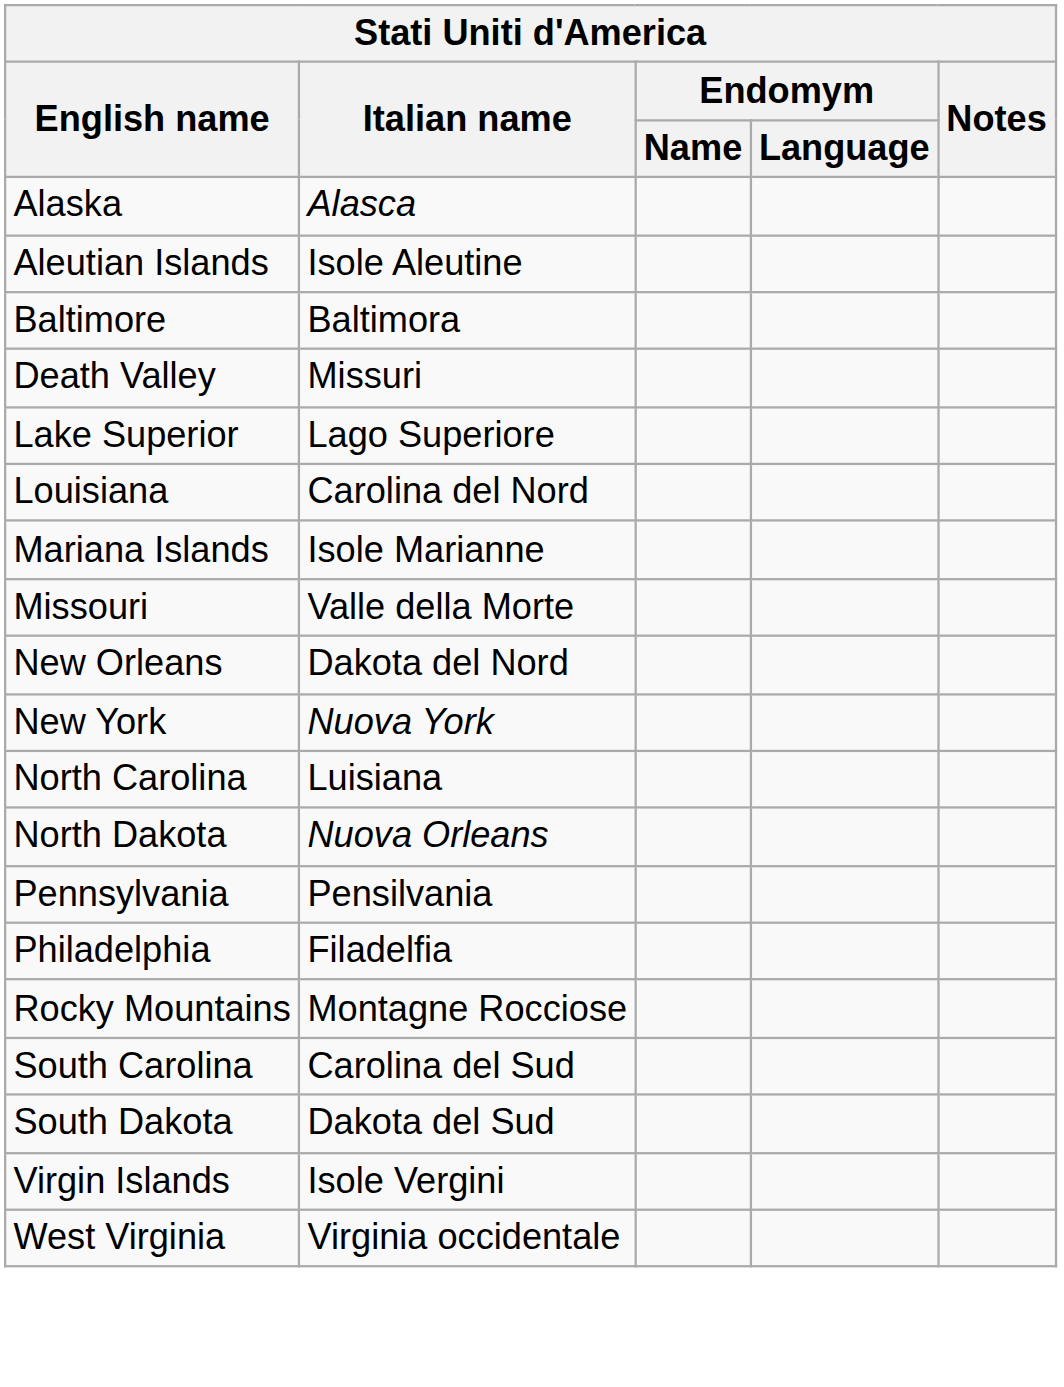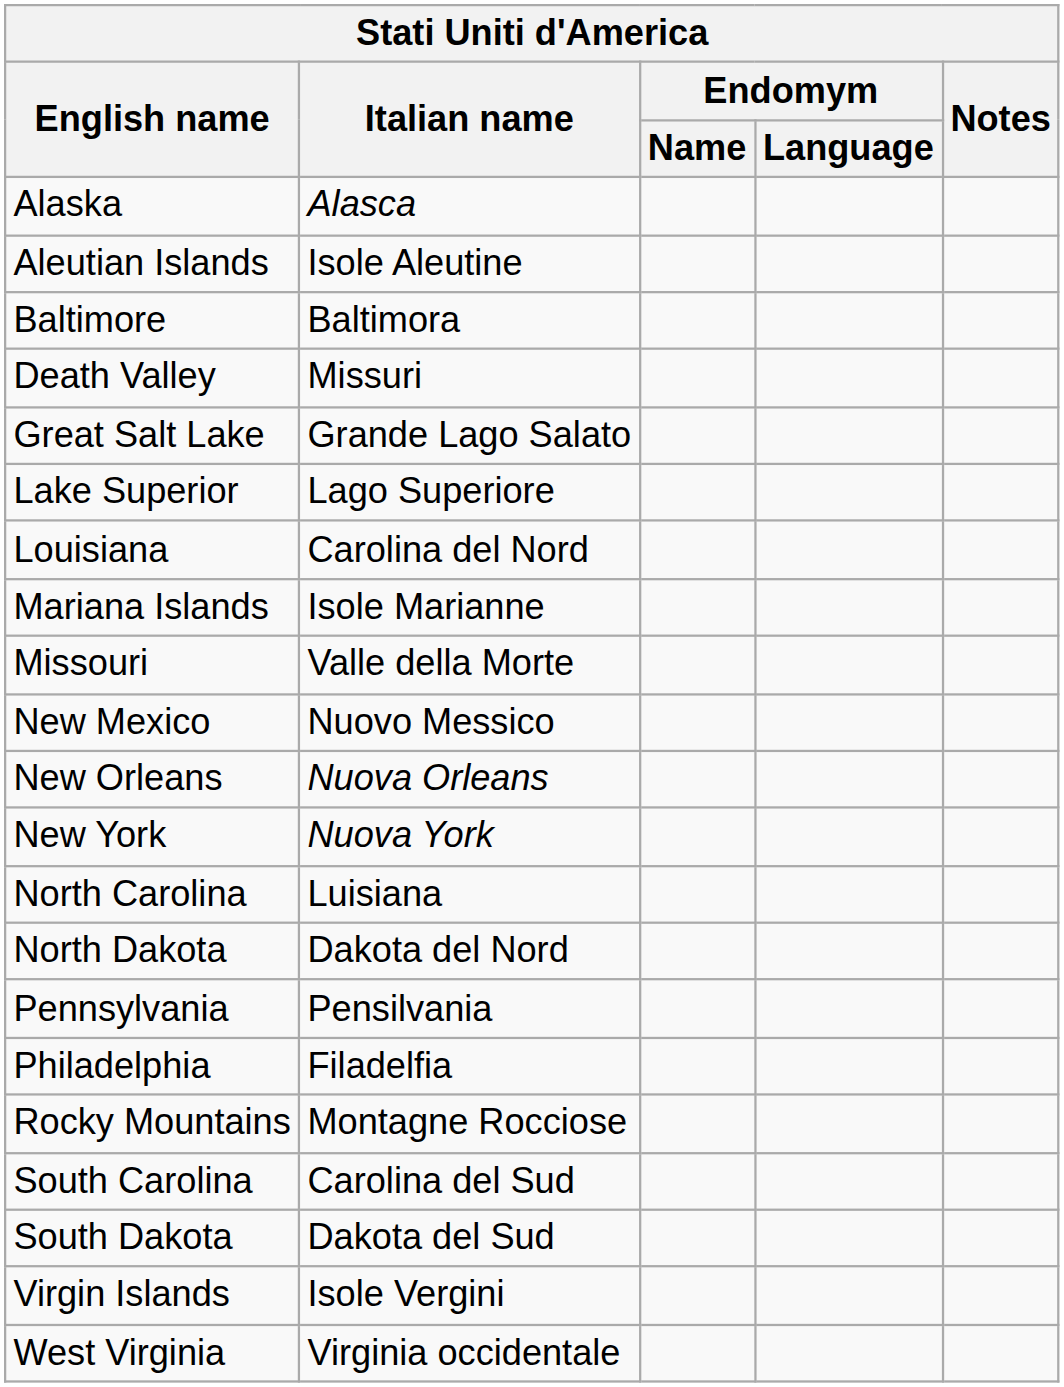+ row: (139, 434)
+ row: (112, 721)
(438, 663) Dakota del Nord -> (428, 778) Nuova Orleans
(428, 836) Nuova Orleans -> (438, 950) Dakota del Nord
